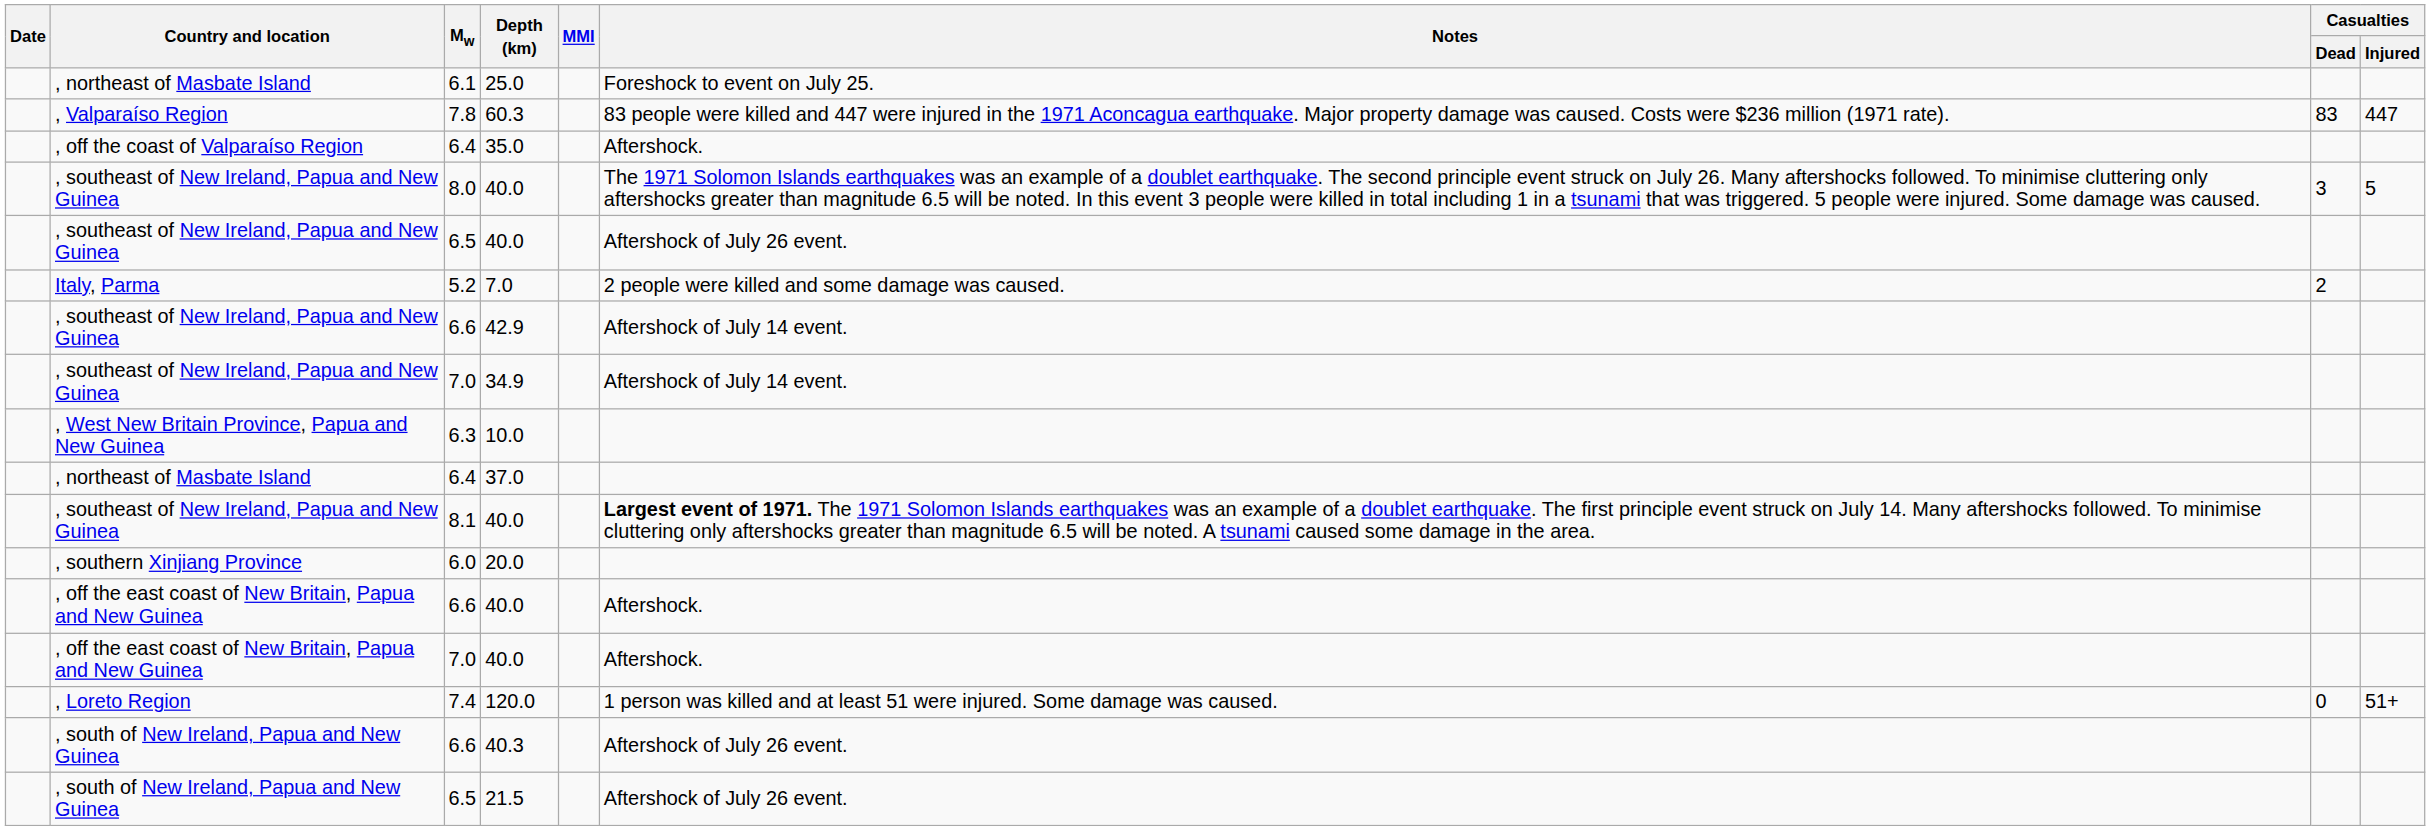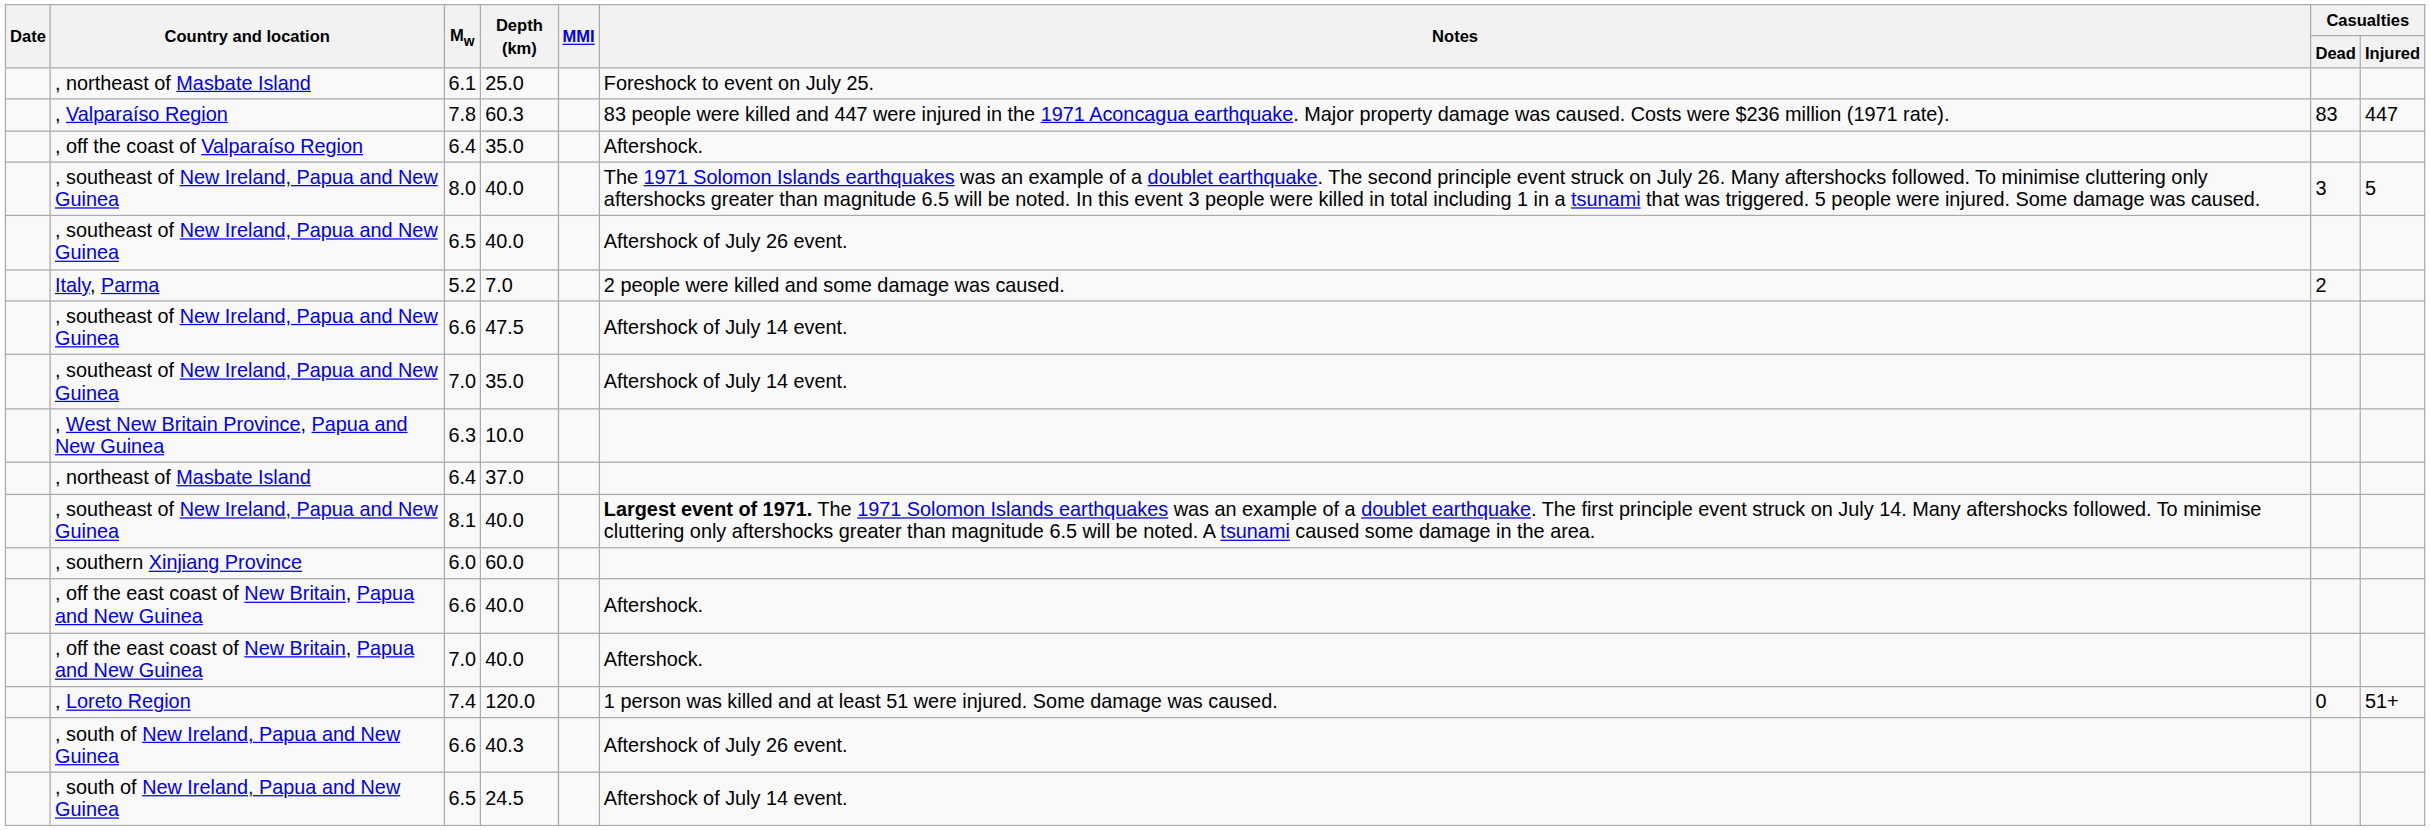(505, 327) 42.9 -> (505, 327) 47.5
(505, 381) 34.9 -> (505, 381) 35.0
(505, 563) 20.0 -> (505, 563) 60.0
(505, 798) 21.5 -> (505, 798) 24.5
(726, 798) Aftershock of July 26 event. -> (726, 798) Aftershock of July 14 event.
